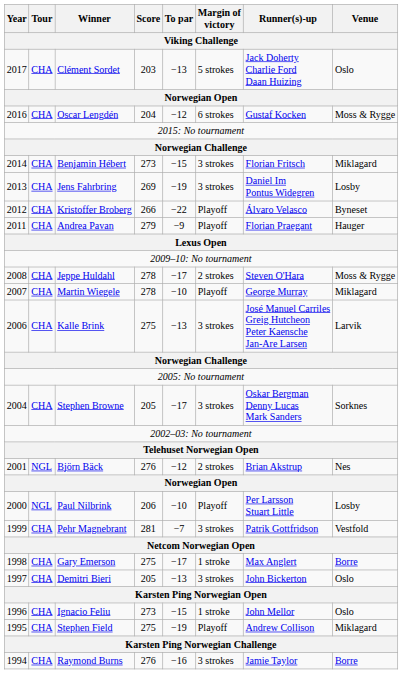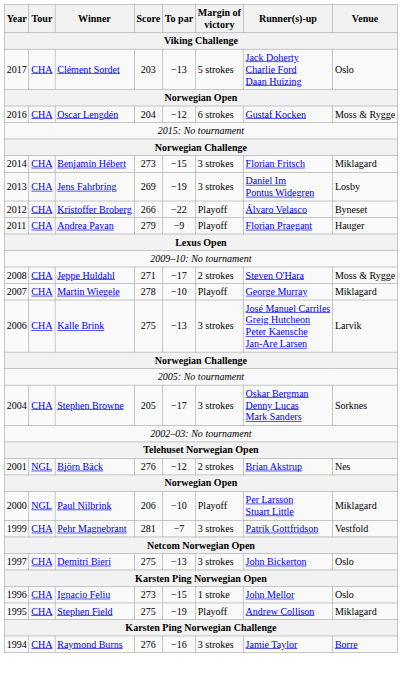(148, 275) 278 -> (148, 275) 271
(347, 506) Losby -> (356, 506) Miklagard
- row: (86, 561)
(148, 578) 205 -> (148, 561) 275
